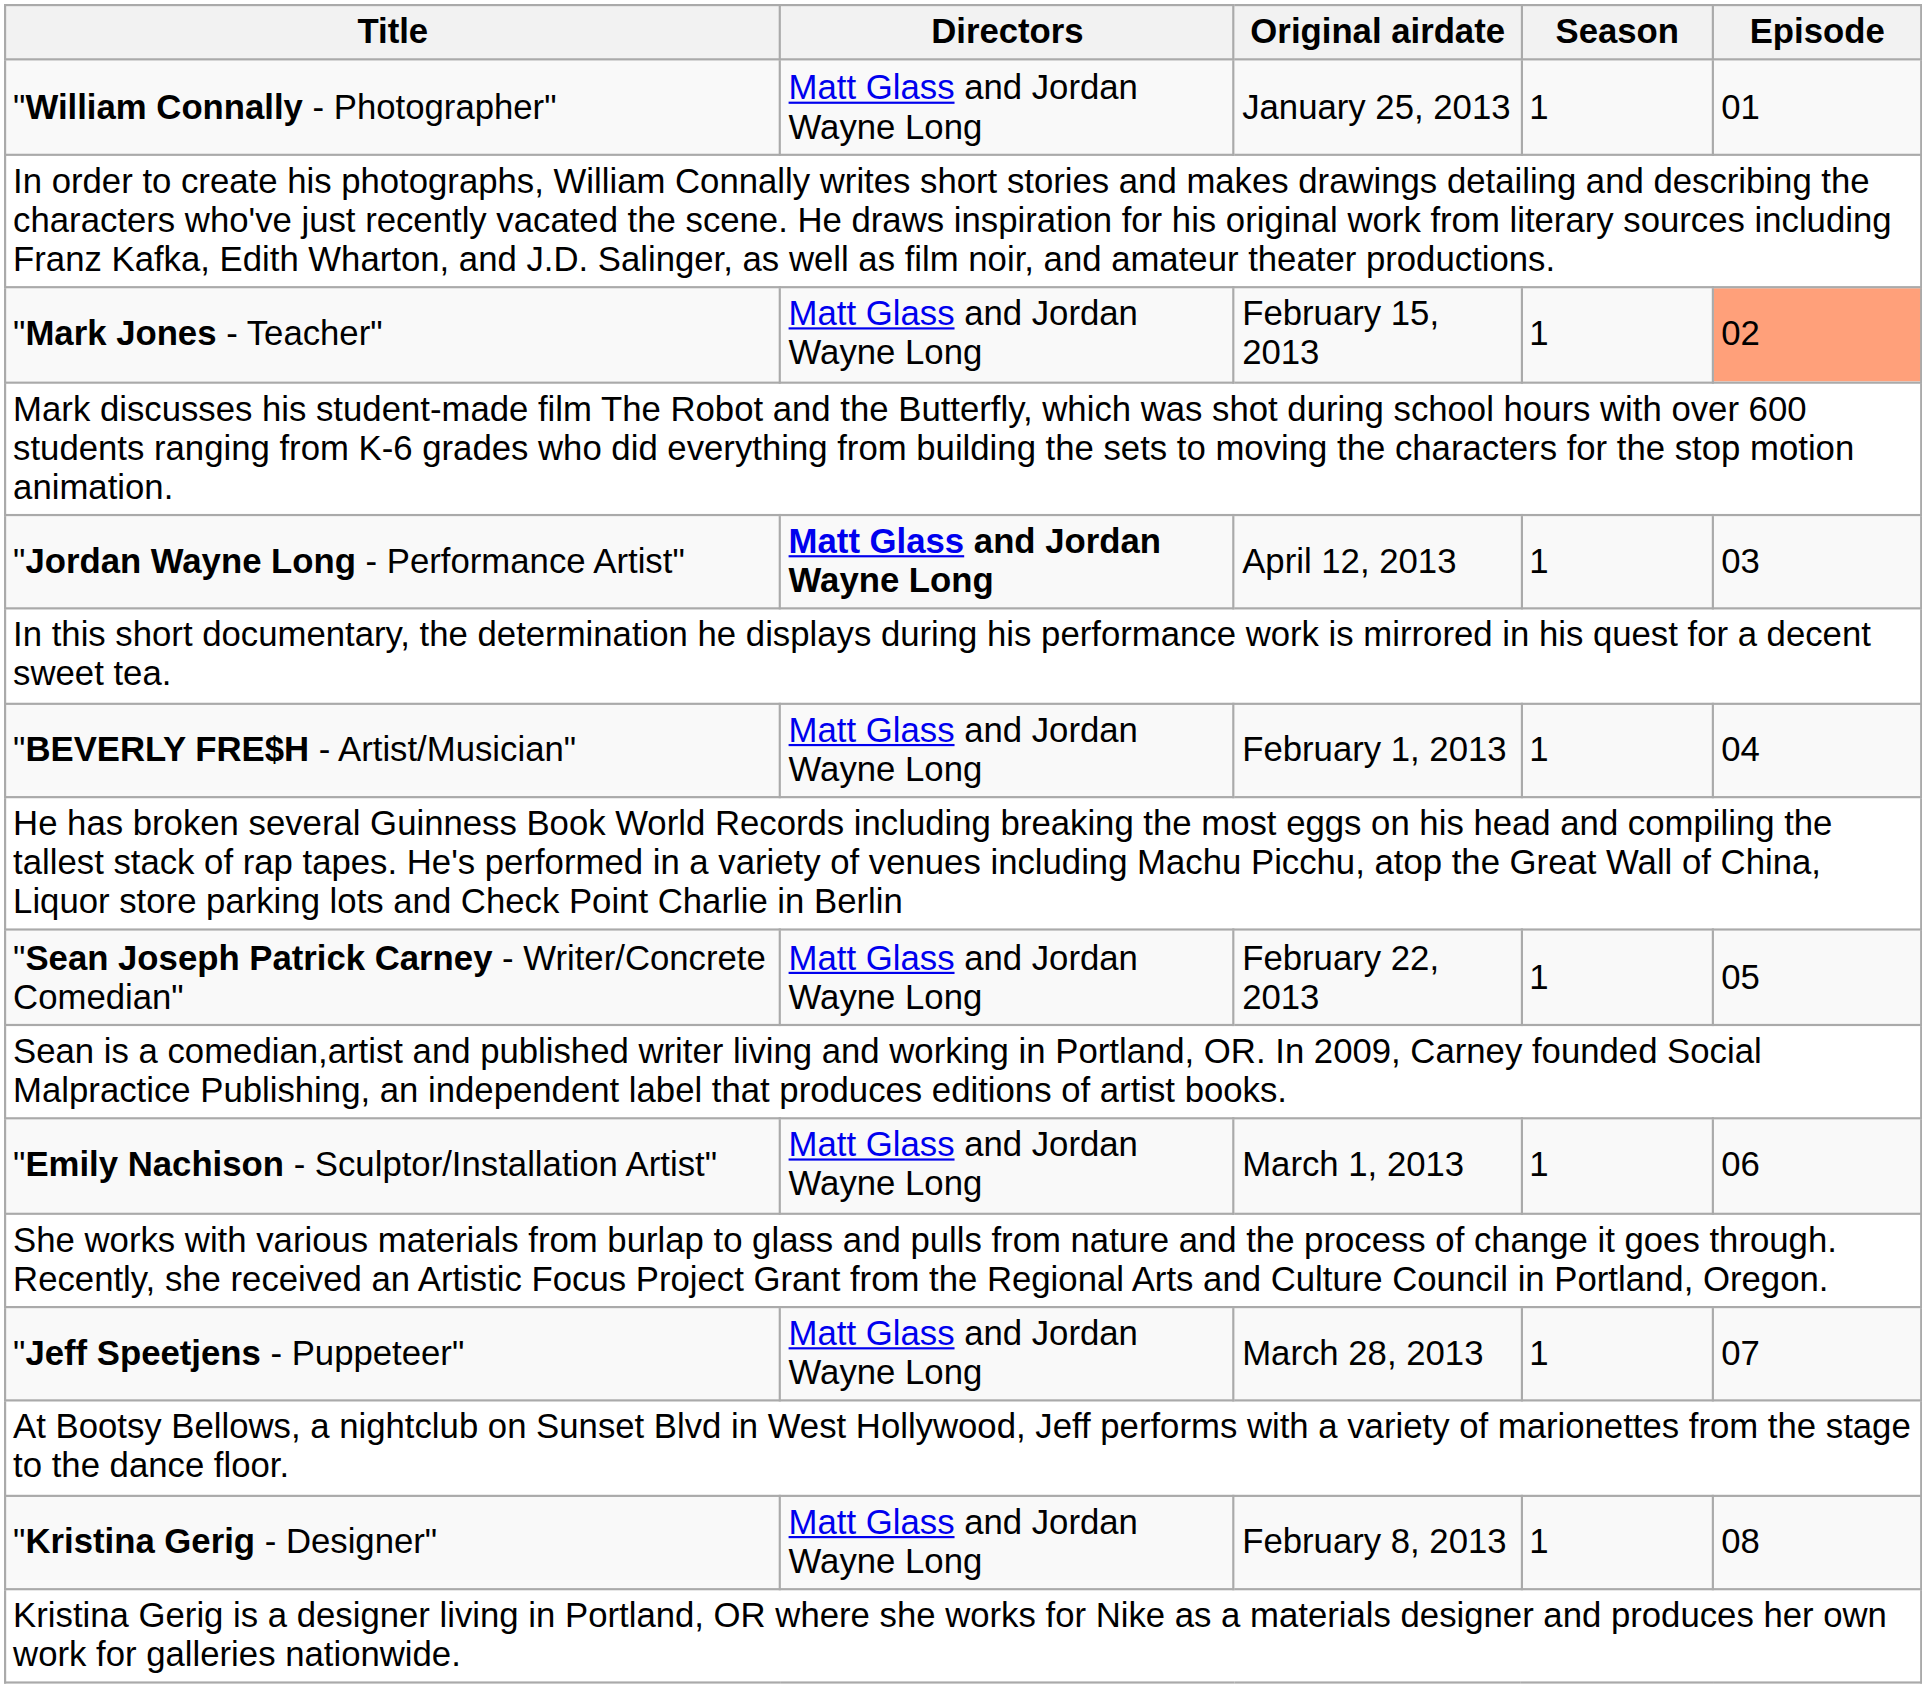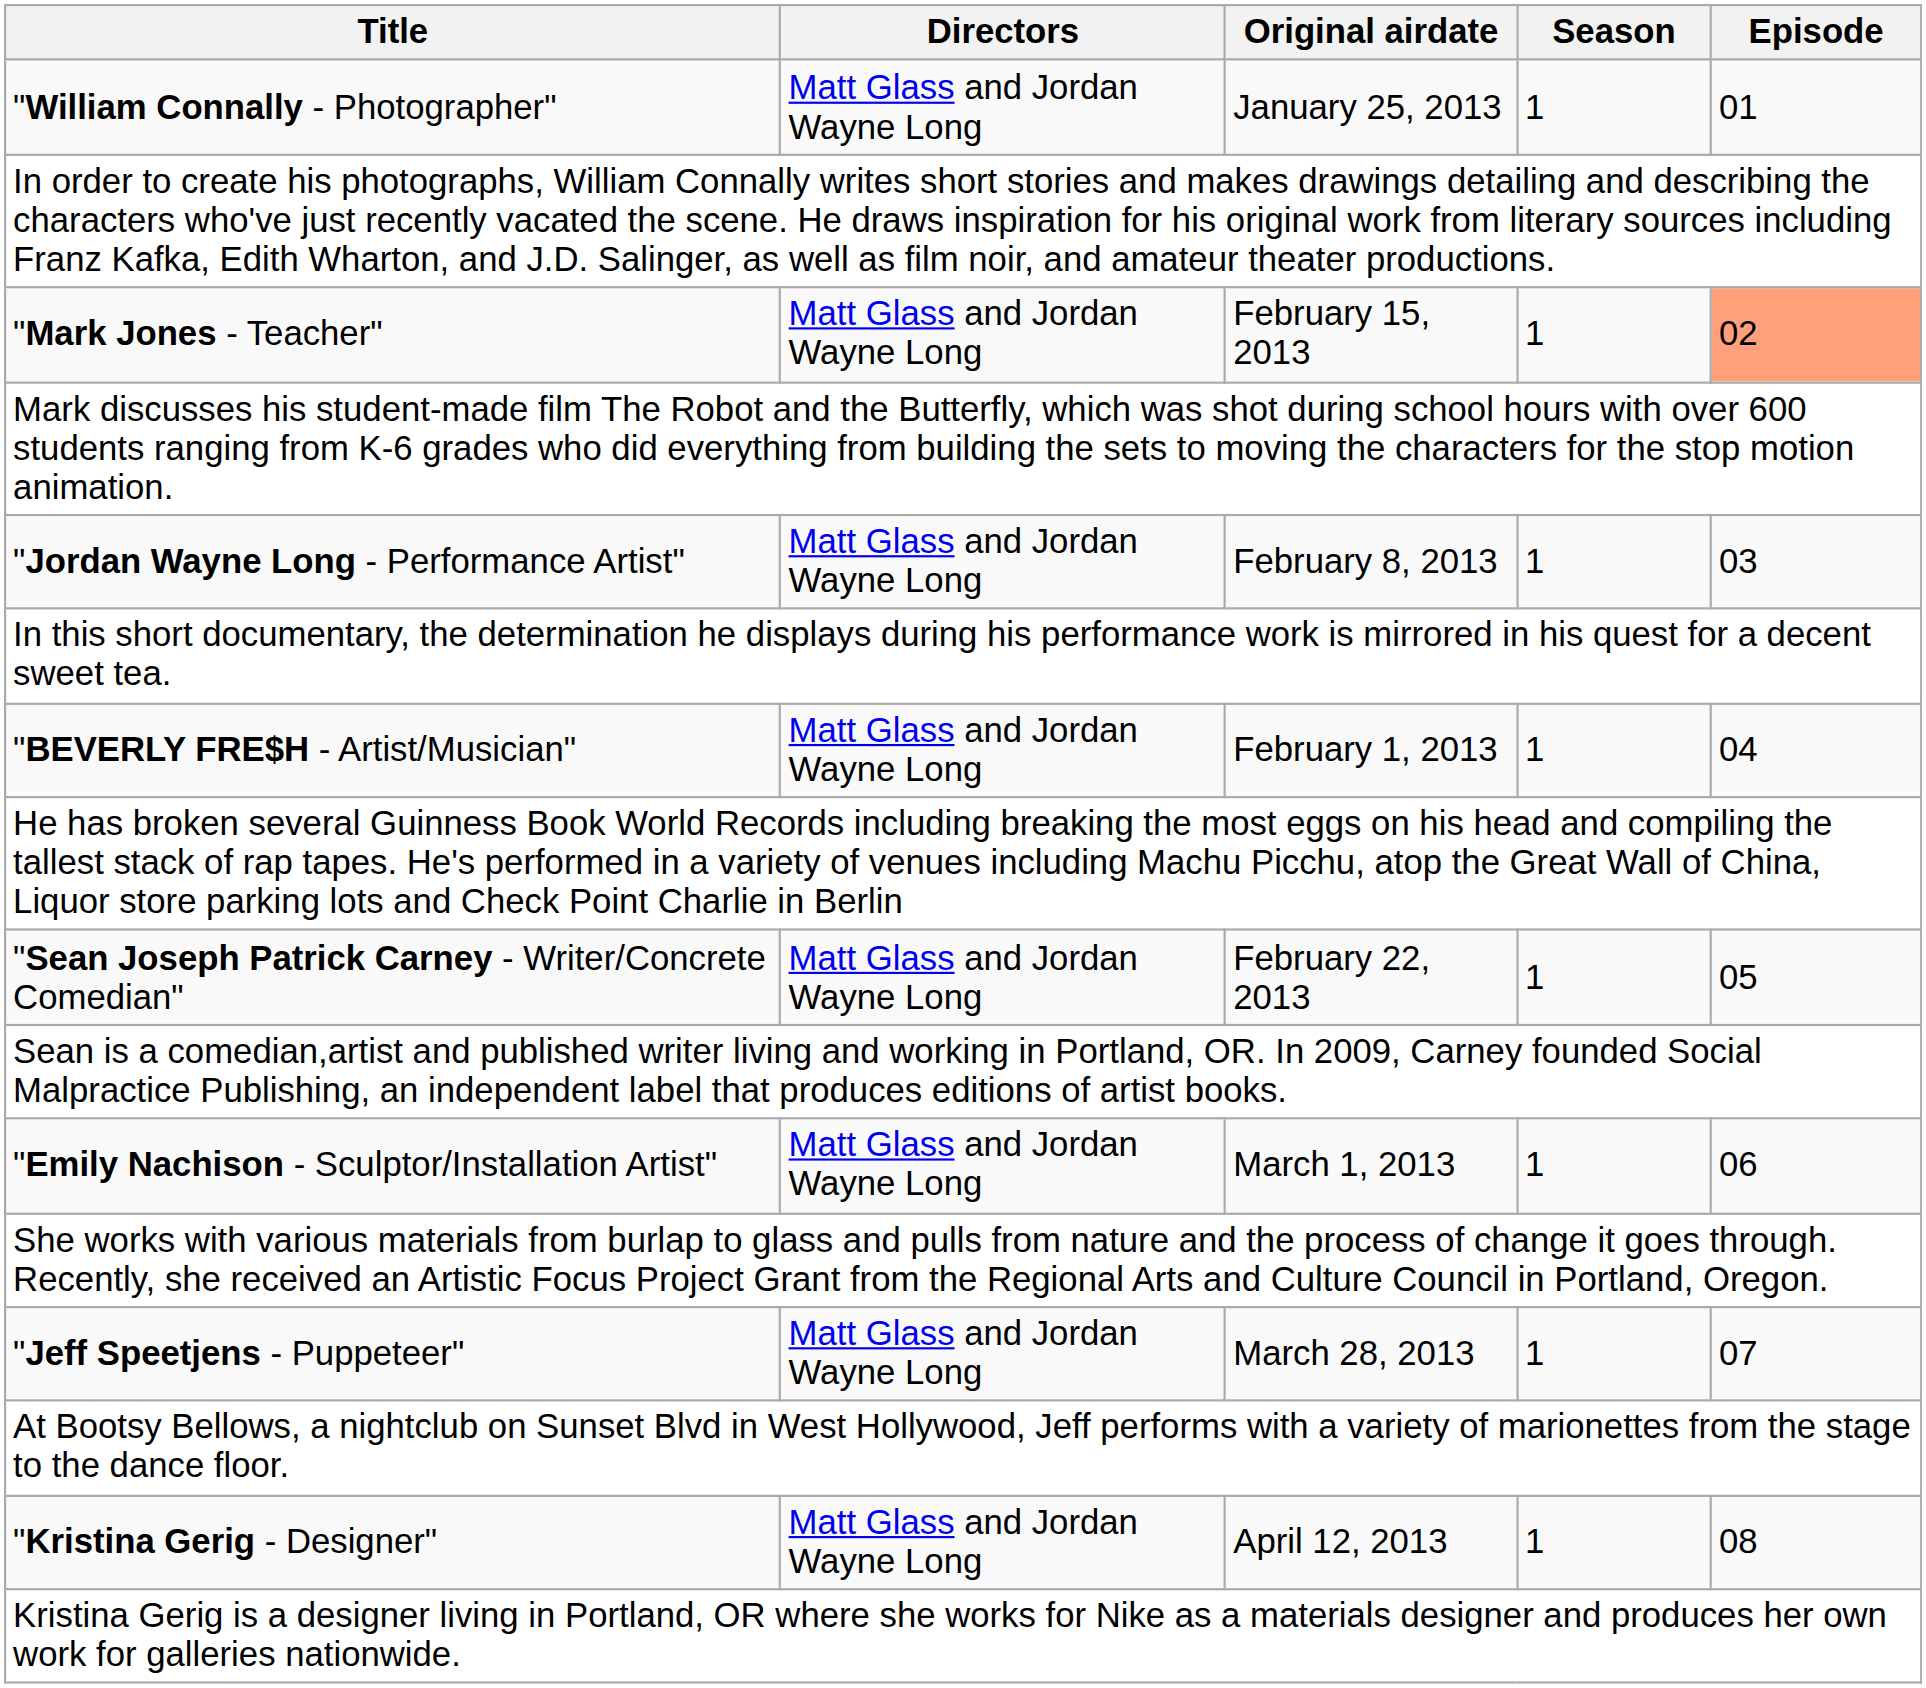(975, 561) bold -> (963, 561) normal
(1349, 561) April 12, 2013 -> (1365, 561) February 8, 2013
(1374, 1541) February 8, 2013 -> (1340, 1541) April 12, 2013
